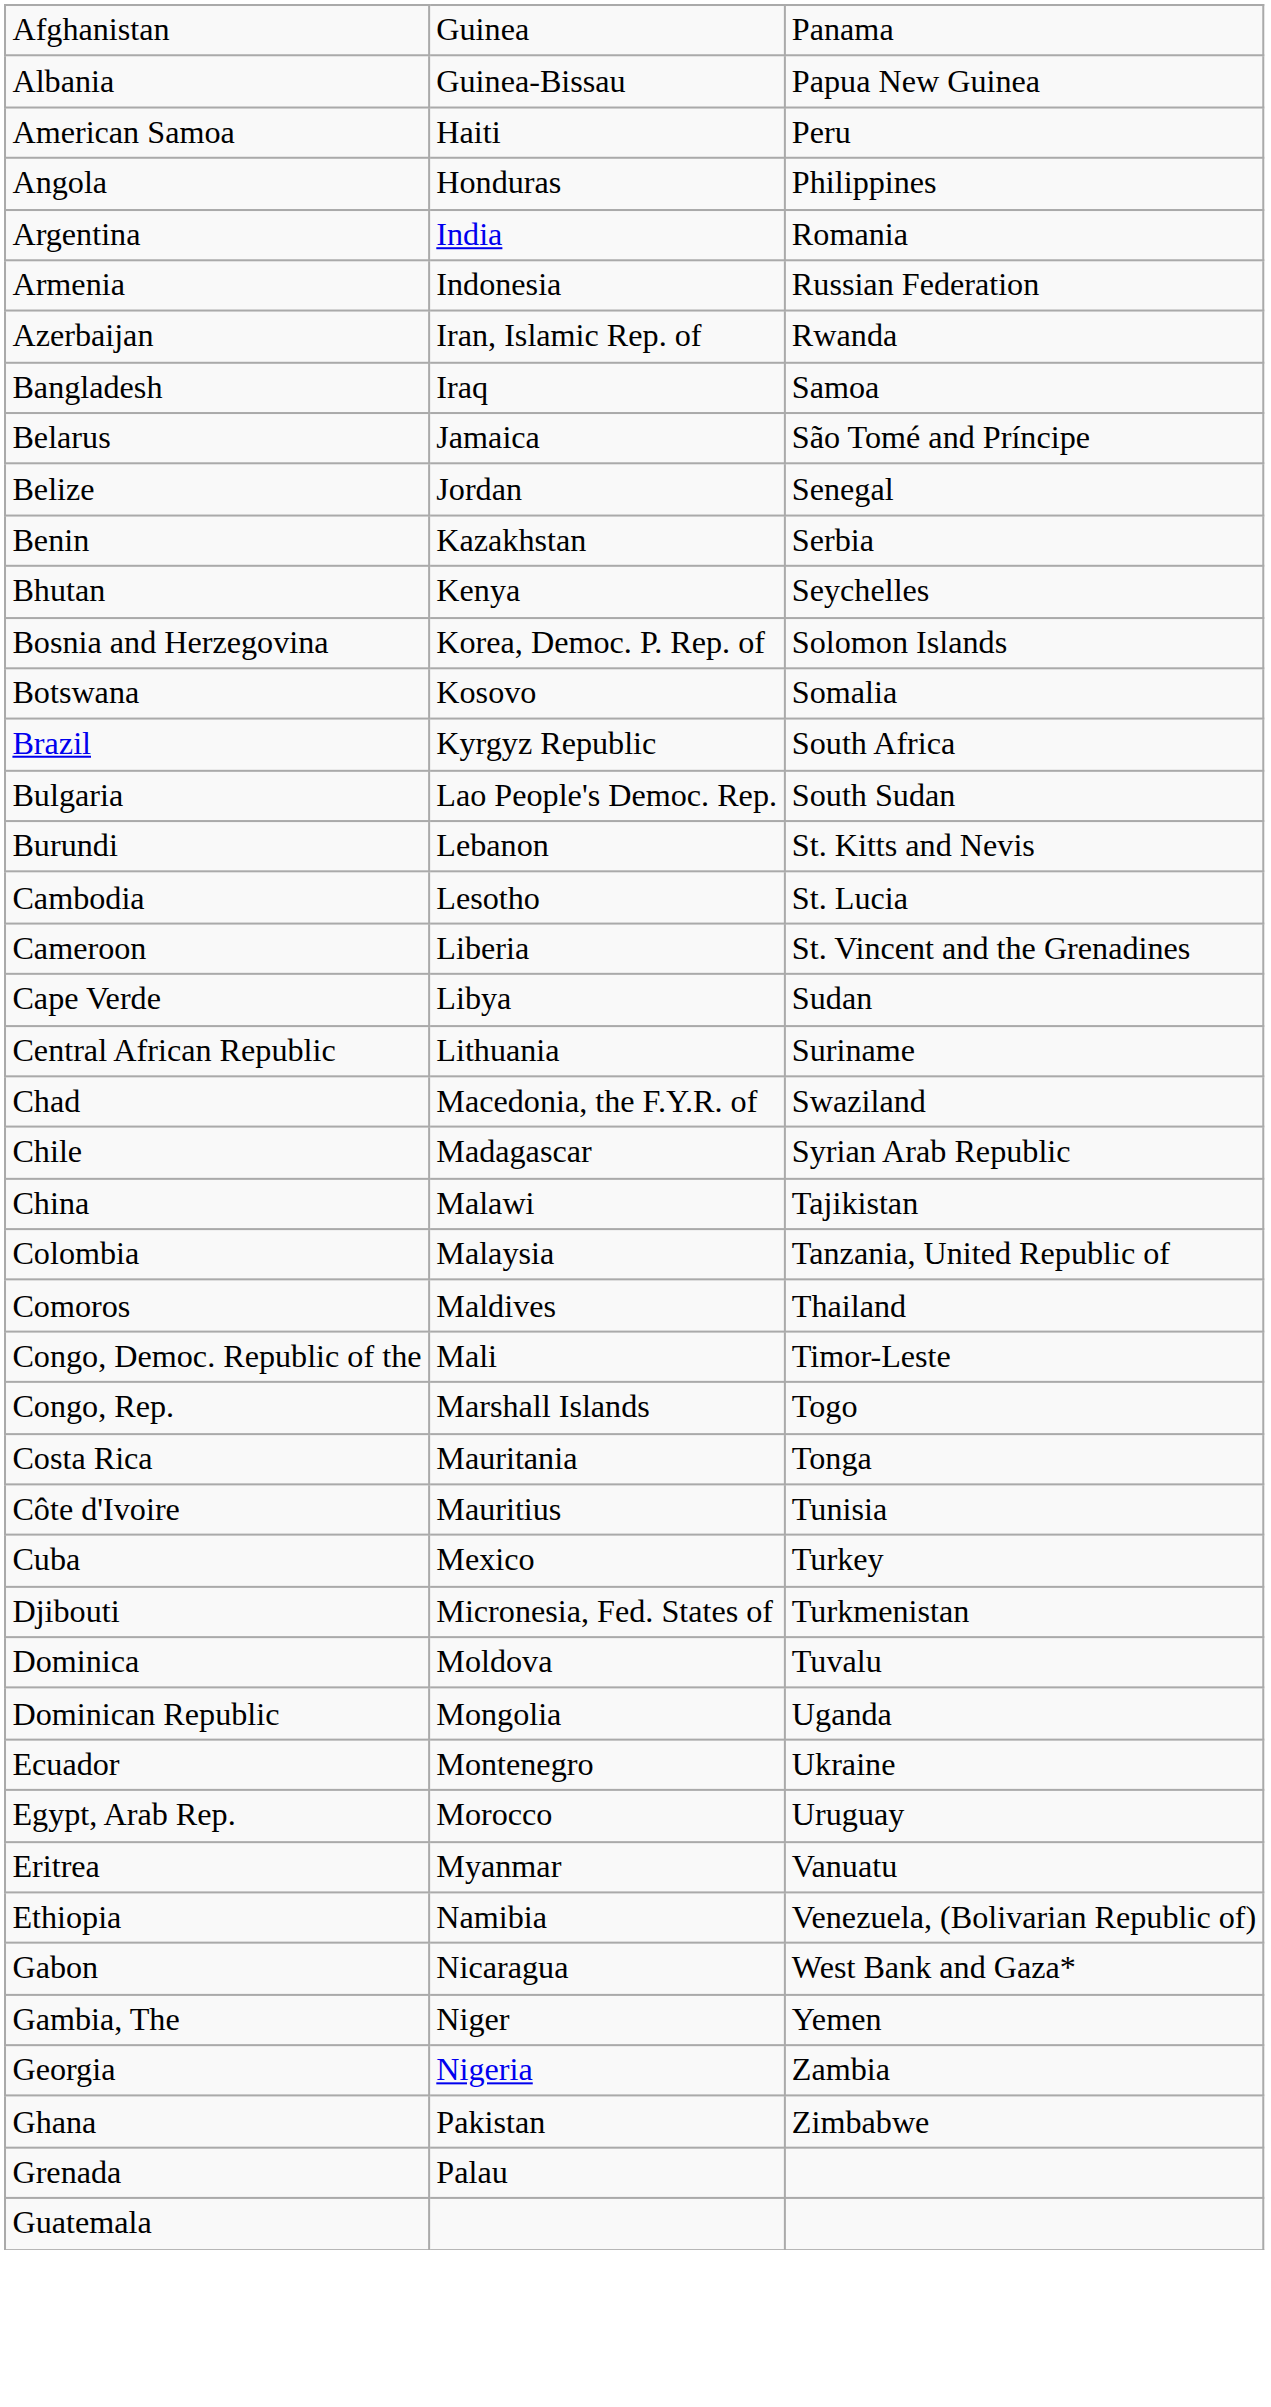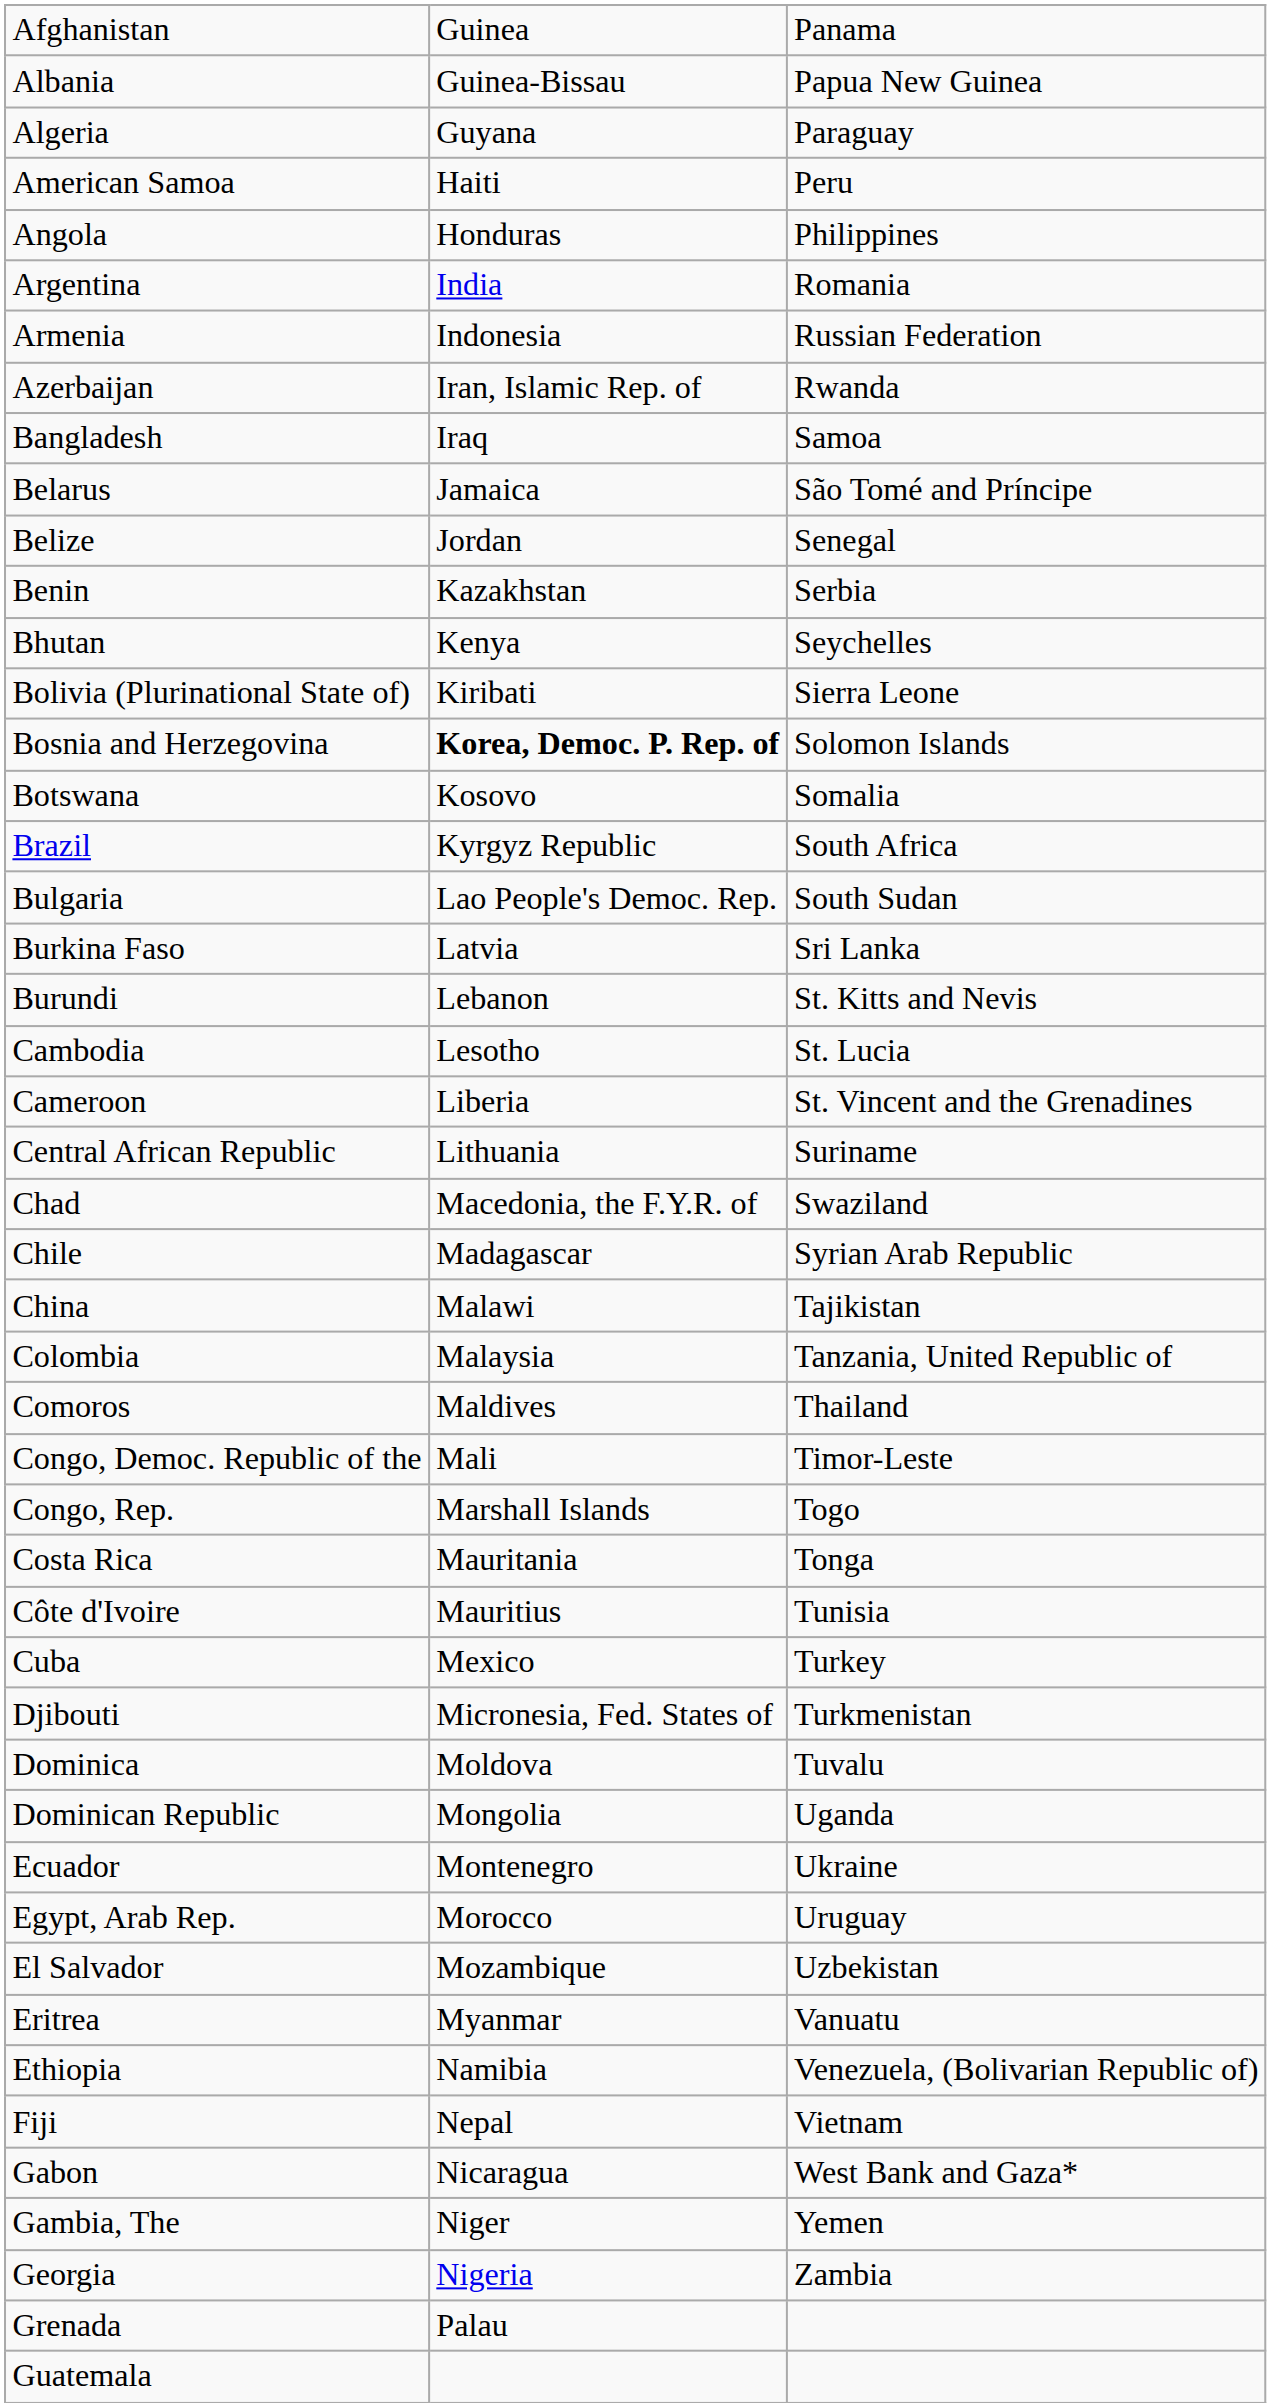+ row: (61, 132)
+ row: (211, 693)
(601, 642) normal -> (608, 744) bold
+ row: (99, 948)
- row: (87, 999)
+ row: (88, 1968)
+ row: (35, 2121)
- row: (54, 2121)
